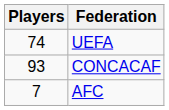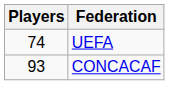- row: (88, 92)
